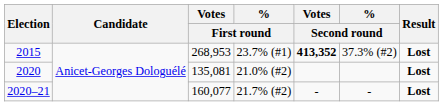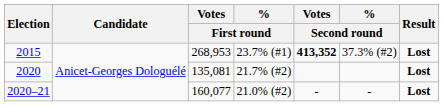(264, 71) 21.0% (#2) -> (264, 71) 21.7% (#2)
(264, 91) 21.7% (#2) -> (264, 91) 21.0% (#2)
